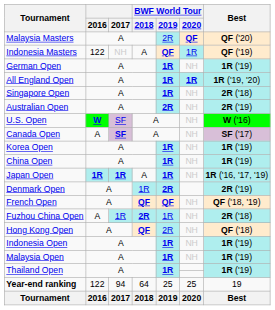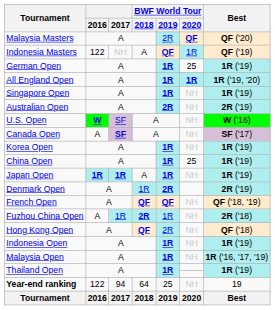(192, 66) NH -> (192, 66) 25
(237, 93) 2R ('18) -> (237, 93) 1R ('19)
(192, 162) NH -> (192, 162) 25
(237, 175) 1R ('16, '17, '19) -> (237, 175) 1R ('19)
(237, 257) 1R ('19) -> (237, 257) 1R ('16, '17, '19)
(192, 285) 25 -> (192, 285) NH
